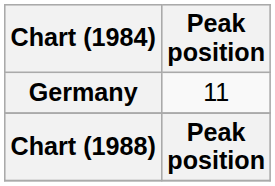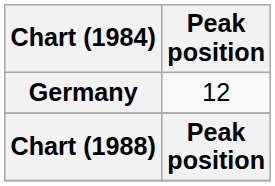(216, 92) 11 -> (216, 92) 12
